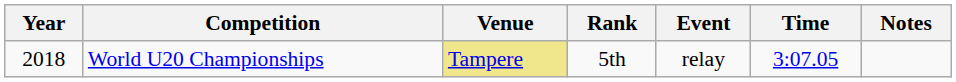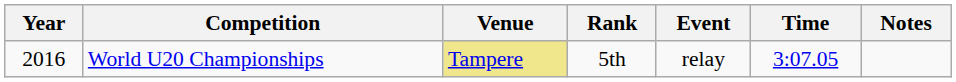(44, 58) 2018 -> (44, 58) 2016
